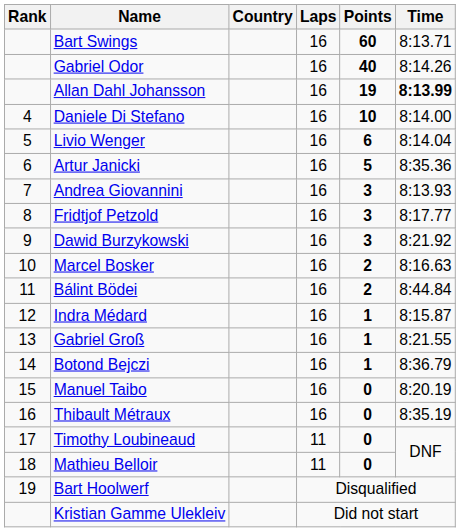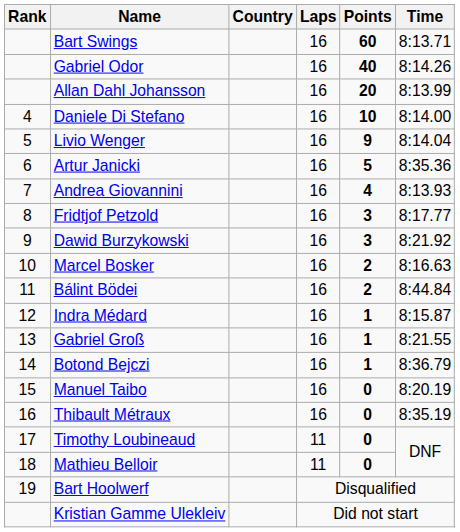(368, 91) 19 -> (368, 91) 20
(425, 91) bold -> (425, 91) normal
(368, 141) 6 -> (368, 141) 9
(368, 191) 3 -> (368, 191) 4
